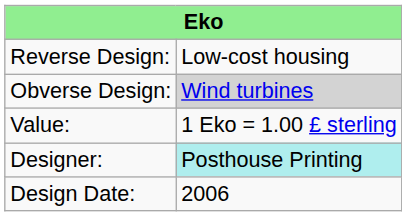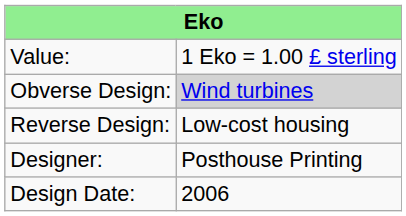rows swapped: (40, 125) <-> (90, 56)
(272, 159) paleturquoise background -> (272, 159) no background
